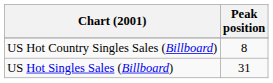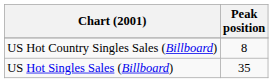(244, 68) 31 -> (244, 68) 35
